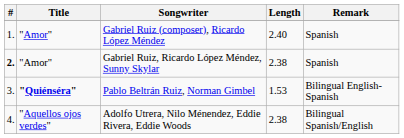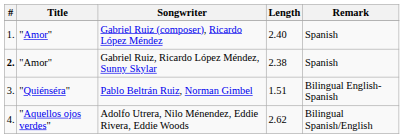(48, 91) bold -> (45, 91) normal
(278, 91) 1.53 -> (277, 91) 1.51
(278, 119) 2.38 -> (277, 119) 2.62
